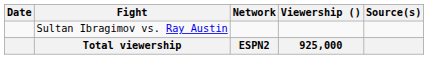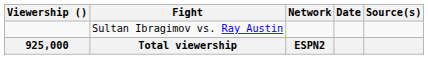columns swapped: (19, 13) <-> (321, 13)
